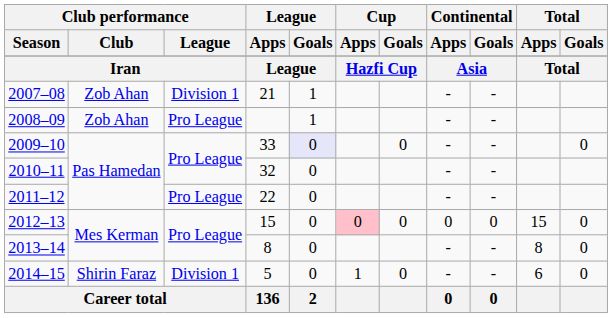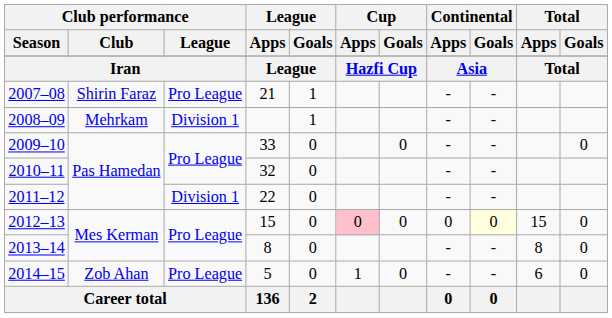(116, 94) Zob Ahan -> (116, 94) Shirin Faraz
(205, 94) Division 1 -> (205, 94) Pro League
(116, 119) Zob Ahan -> (116, 119) Mehrkam
(205, 119) Pro League -> (205, 119) Division 1
(313, 145) lavender background -> (313, 145) no background
(205, 196) Pro League -> (205, 196) Division 1
(493, 222) no background -> (493, 222) lightyellow background
(116, 273) Shirin Faraz -> (116, 273) Zob Ahan
(205, 273) Division 1 -> (205, 273) Pro League
